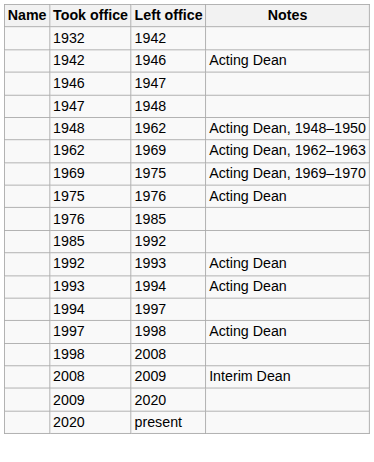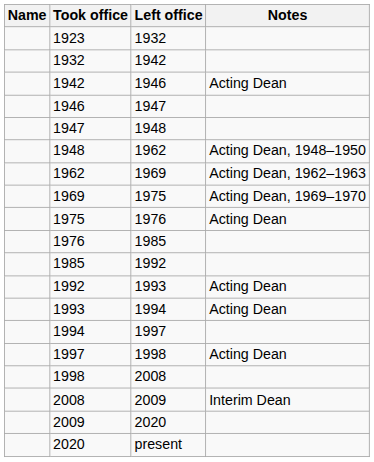+ row: (69, 38)
